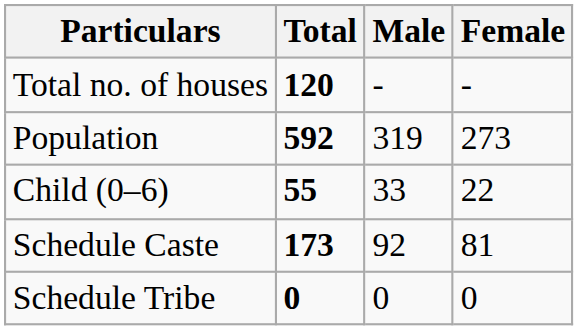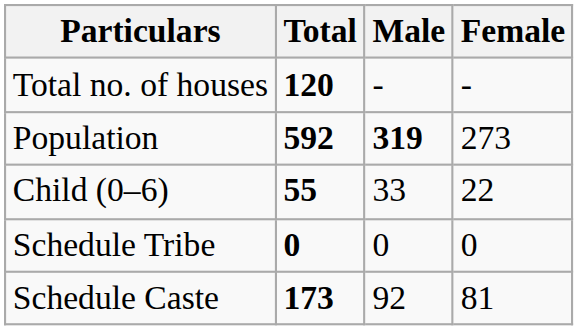(398, 137) normal -> (398, 137) bold
rows swapped: (116, 244) <-> (114, 297)
